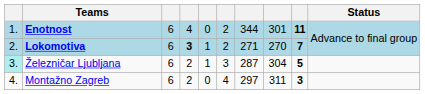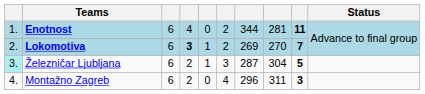(278, 30) 301 -> (278, 30) 281
(249, 47) 271 -> (249, 47) 269
(249, 81) 297 -> (249, 81) 296
